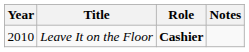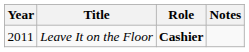(21, 36) 2010 -> (21, 36) 2011
